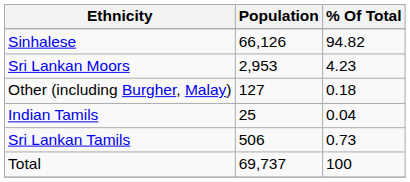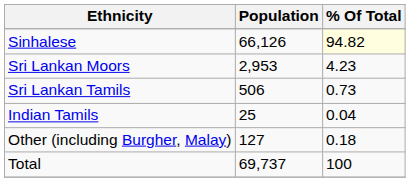(345, 41) no background -> (345, 41) lightyellow background
rows swapped: (69, 139) <-> (120, 90)
